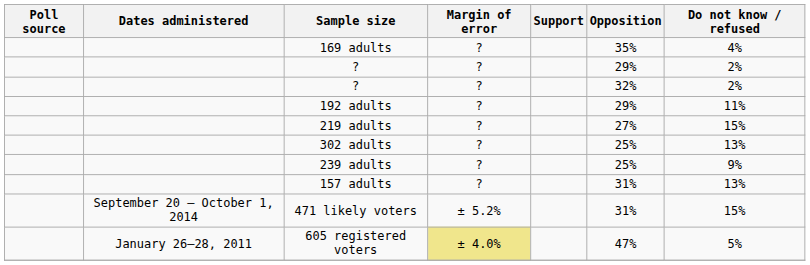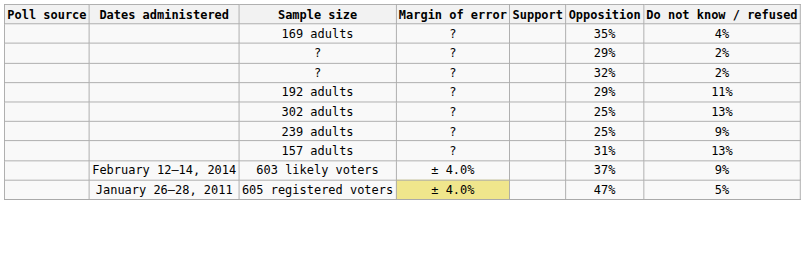- row: (184, 125)
- row: (184, 210)
+ row: (164, 170)
